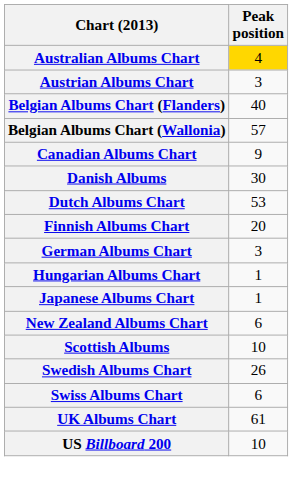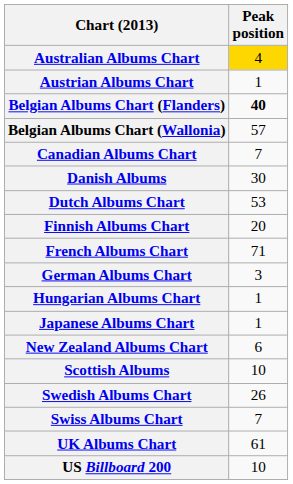(258, 81) 3 -> (258, 81) 1
(258, 105) normal -> (258, 105) bold
(258, 154) 9 -> (258, 154) 7
+ row: (117, 250)
(258, 395) 6 -> (258, 419) 7
